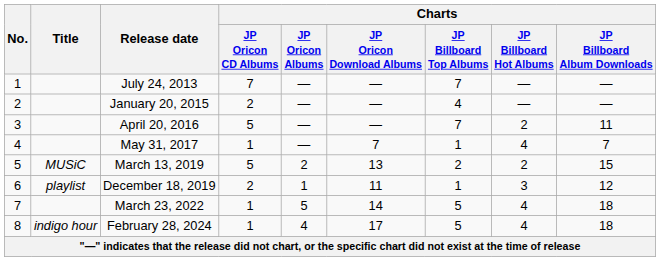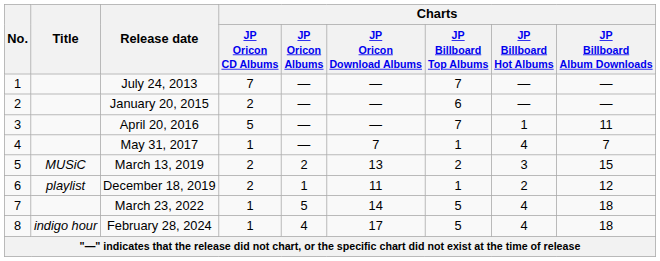(458, 104) 4 -> (458, 104) 6
(524, 124) 2 -> (524, 124) 1
(250, 165) 5 -> (250, 165) 2
(524, 165) 2 -> (524, 165) 3
(524, 185) 3 -> (524, 185) 2
